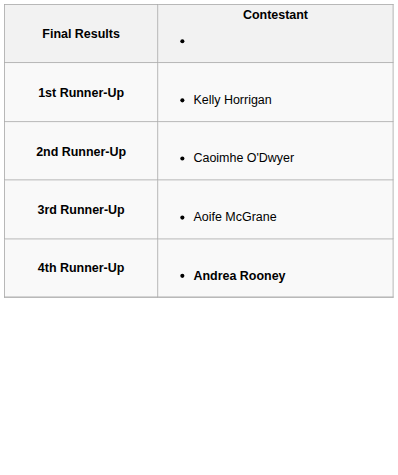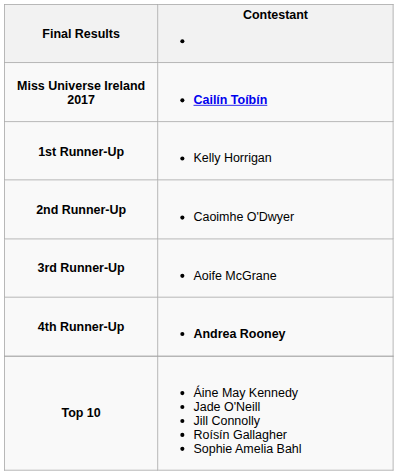+ row: (81, 92)
+ row: (81, 413)
